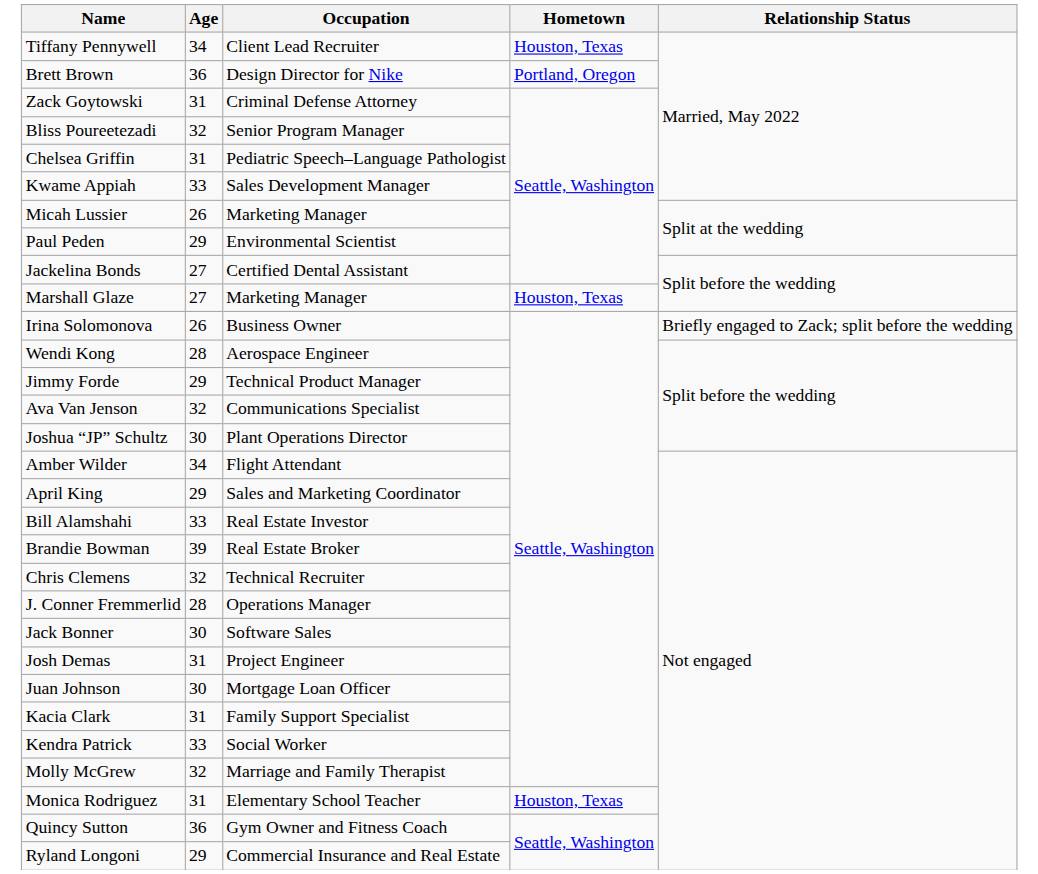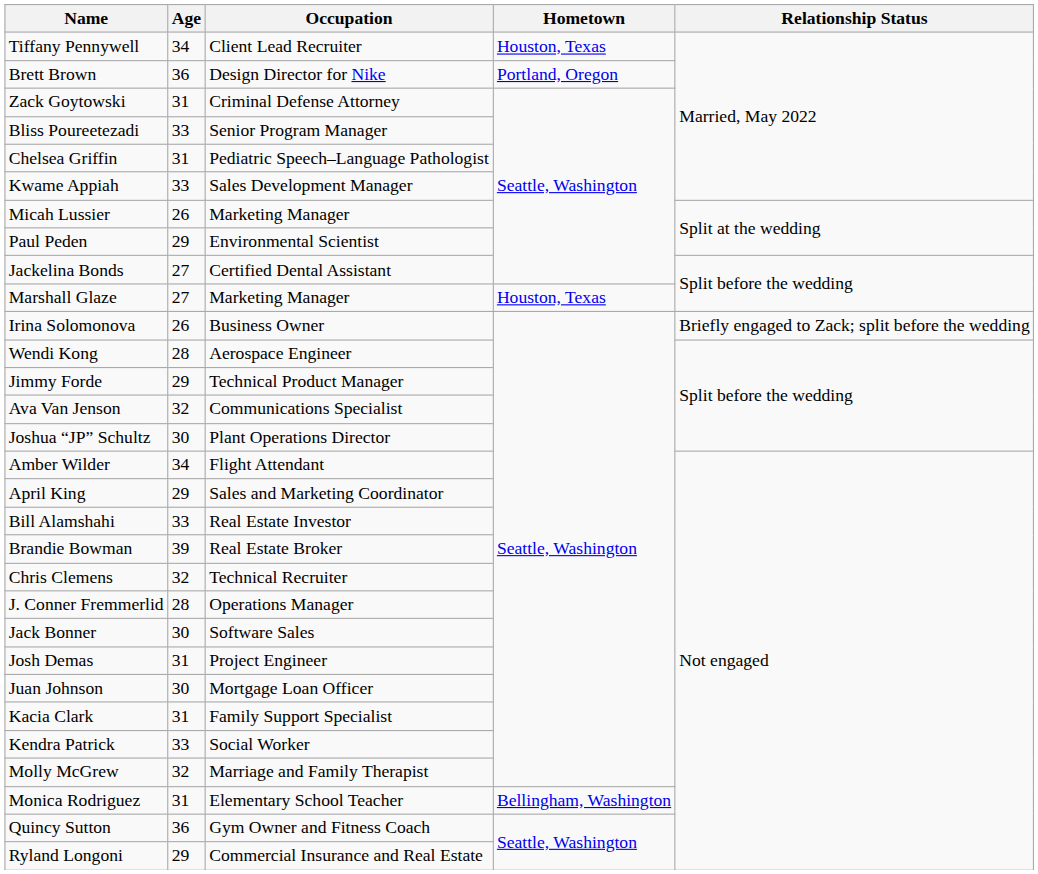(198, 130) 32 -> (181, 130) 33
(568, 800) Houston, Texas -> (584, 800) Bellingham, Washington
